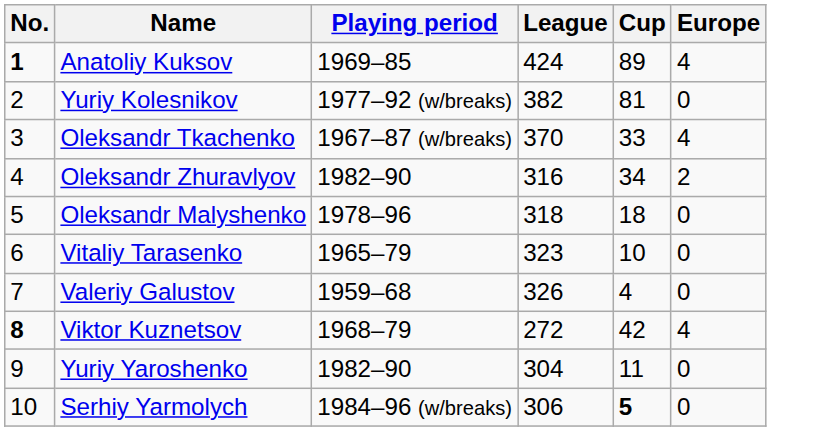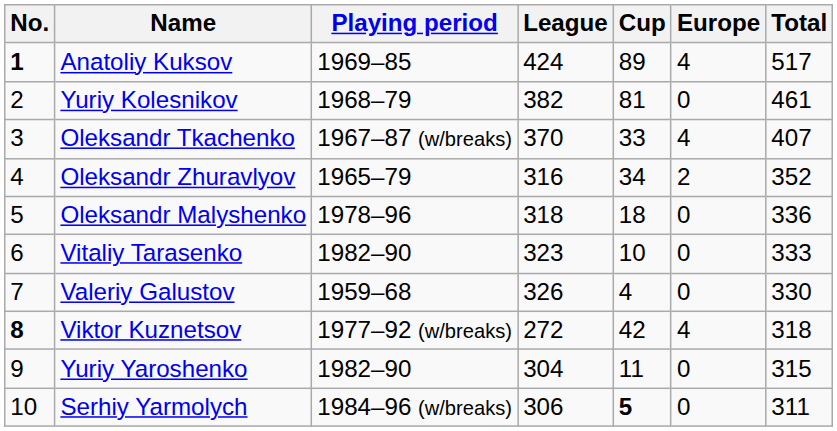+ column: (799, 23)
(415, 100) 1977–92 (w/breaks) -> (364, 100) 1968–79
(364, 176) 1982–90 -> (364, 176) 1965–79
(364, 253) 1965–79 -> (364, 253) 1982–90
(364, 330) 1968–79 -> (415, 330) 1977–92 (w/breaks)
